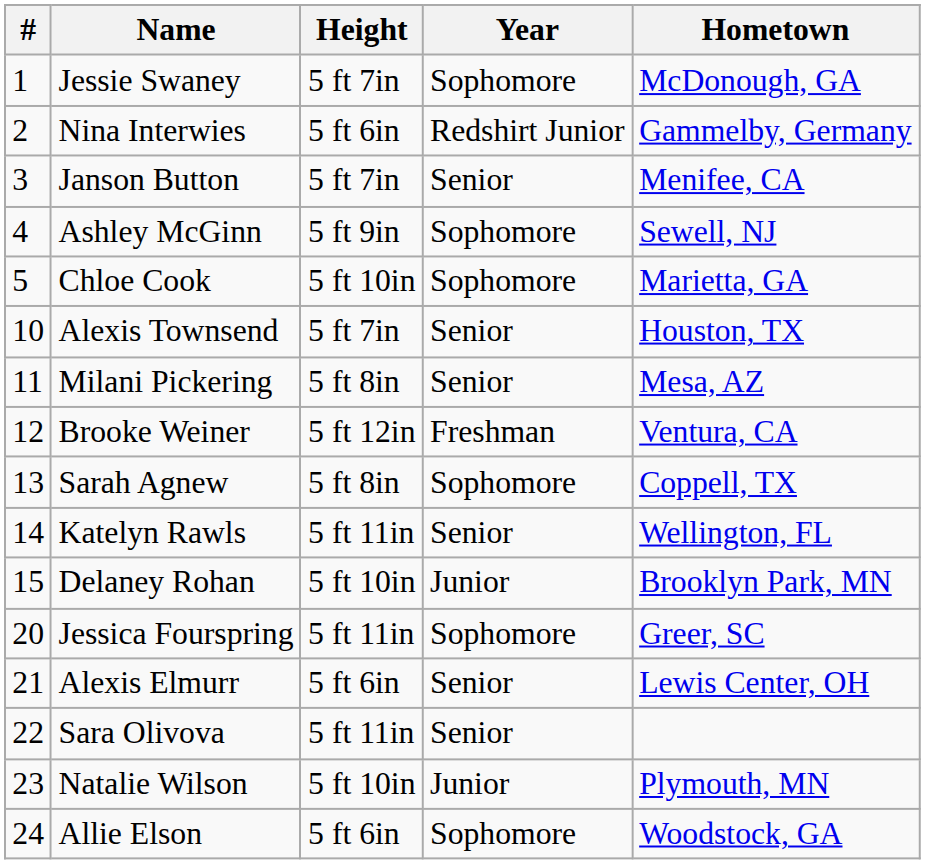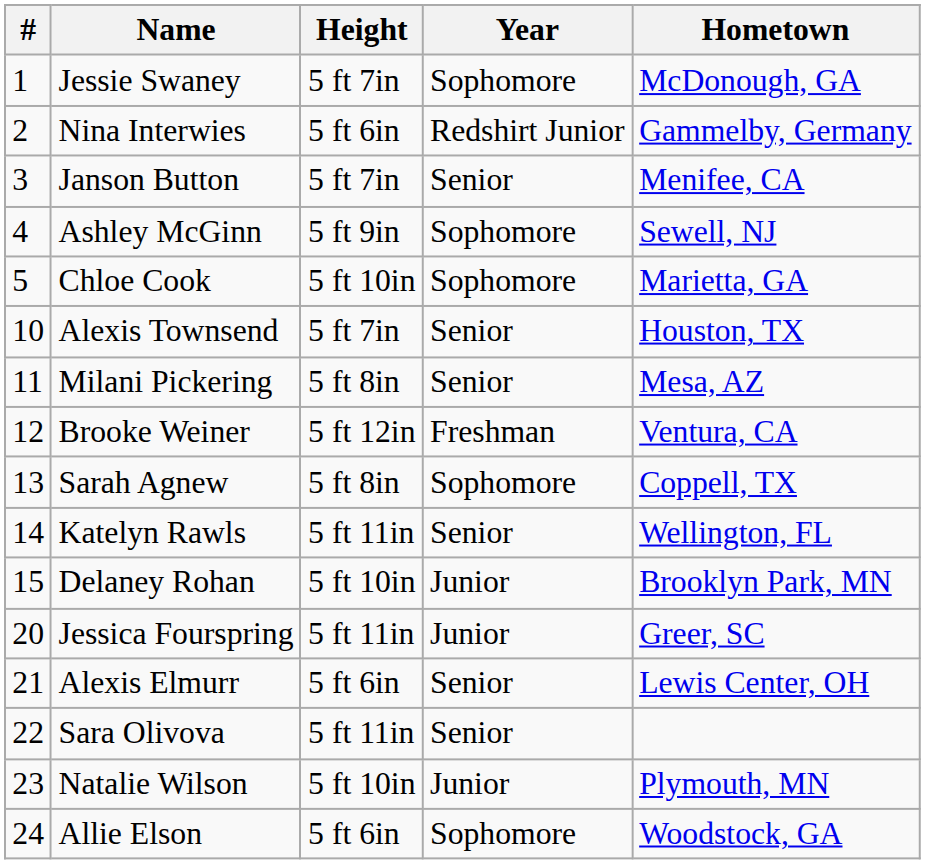(503, 632) Sophomore -> (470, 632) Junior
